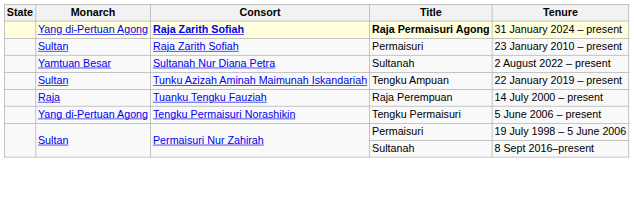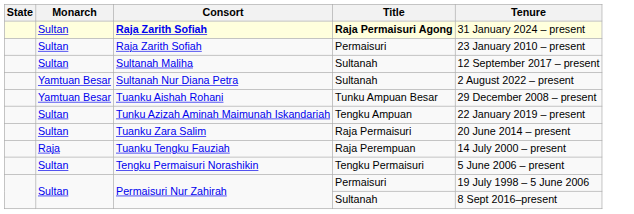(93, 30) Yang di-Pertuan Agong -> (53, 30) Sultan
+ row: (154, 64)
+ row: (170, 98)
+ row: (161, 132)
(93, 115) Yang di-Pertuan Agong -> (53, 166) Sultan
